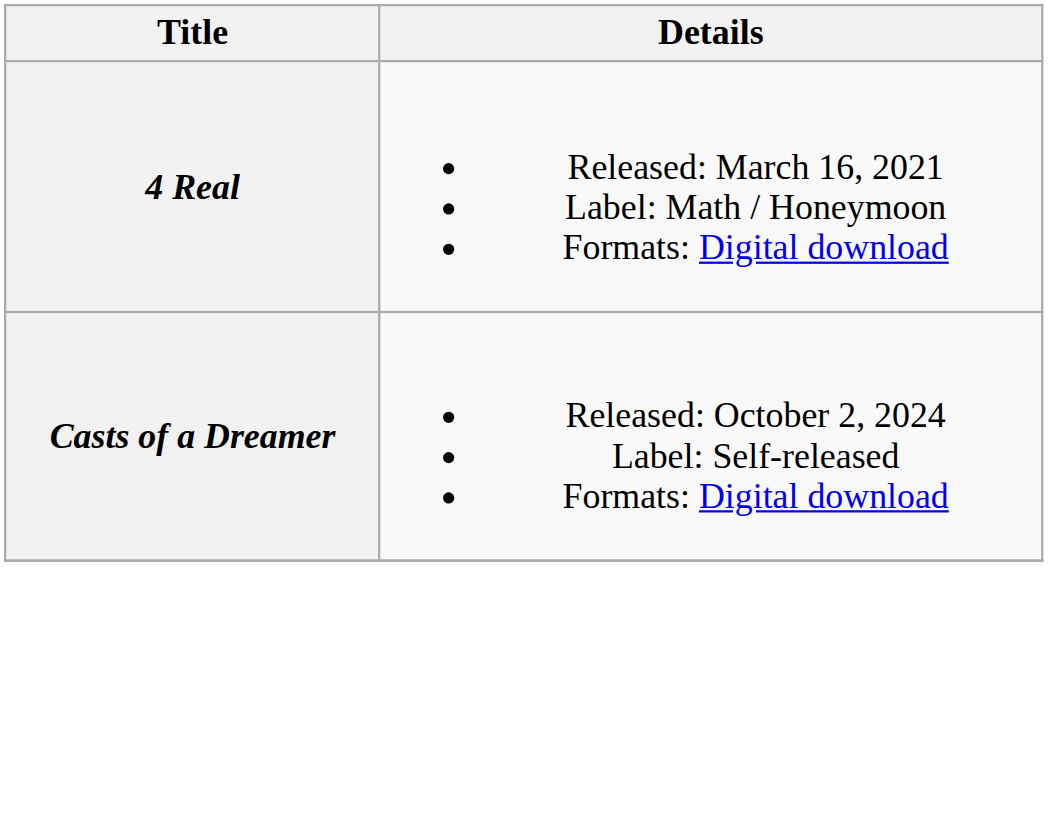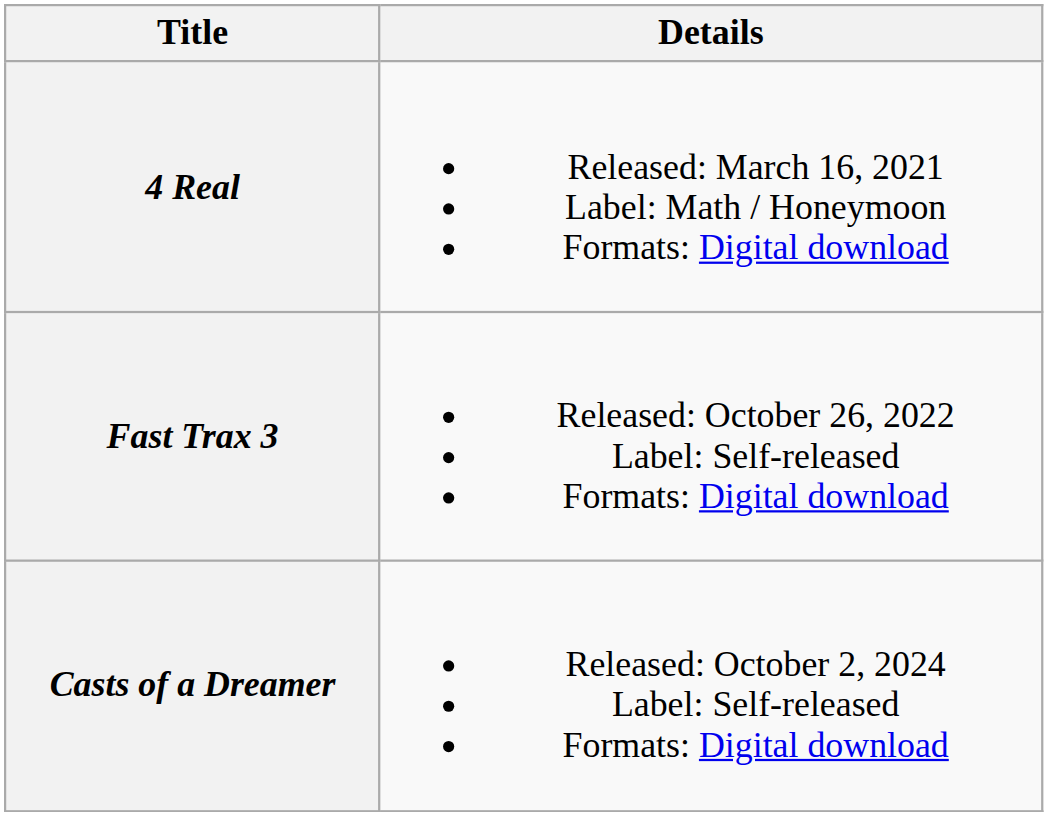+ row: (193, 435)
